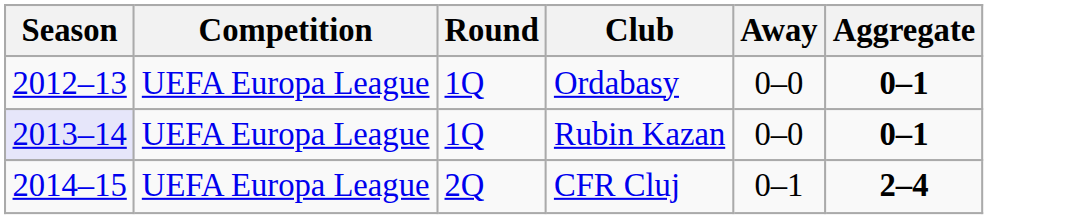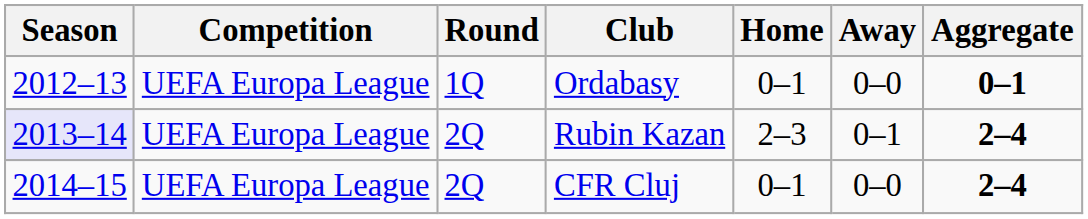+ column: (782, 30)
(464, 133) 1Q -> (464, 133) 2Q
(779, 133) 0–0 -> (877, 133) 0–1
(904, 133) 0–1 -> (1002, 133) 2–4
(779, 185) 0–1 -> (877, 185) 0–0
